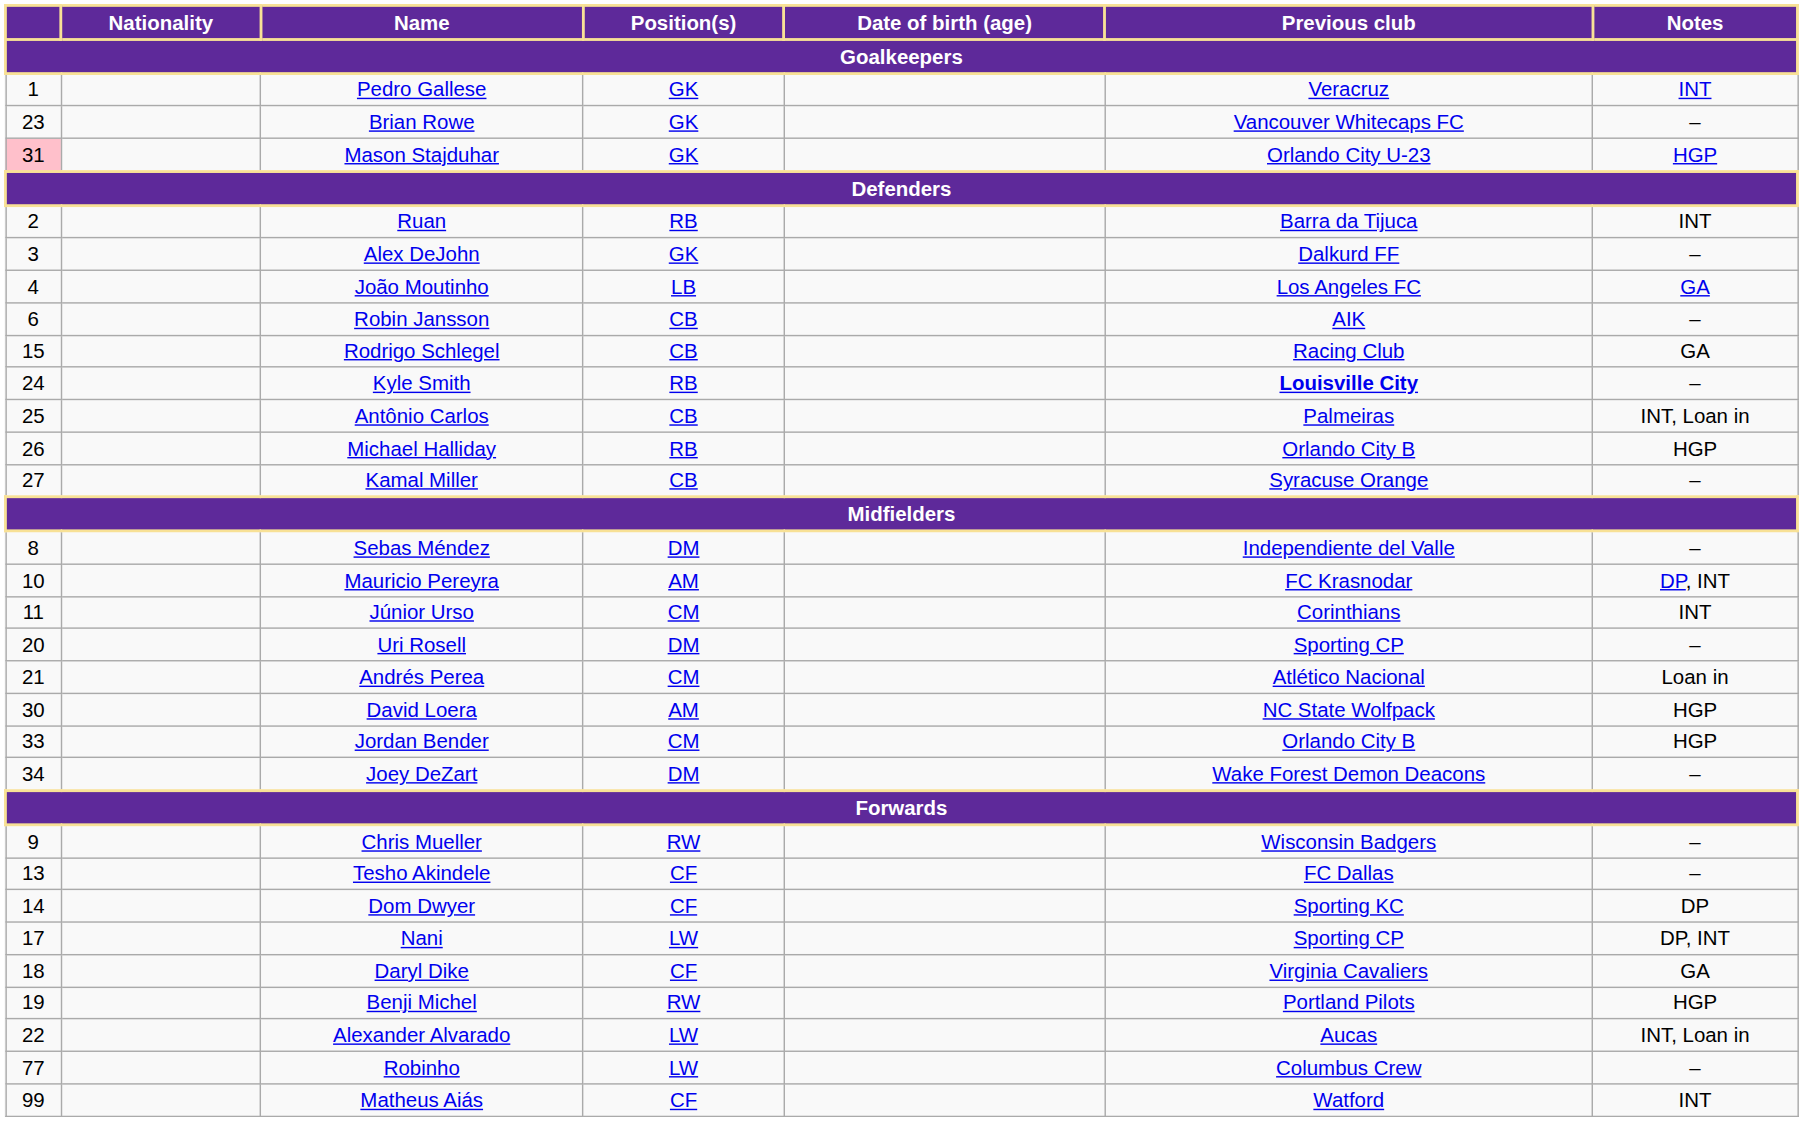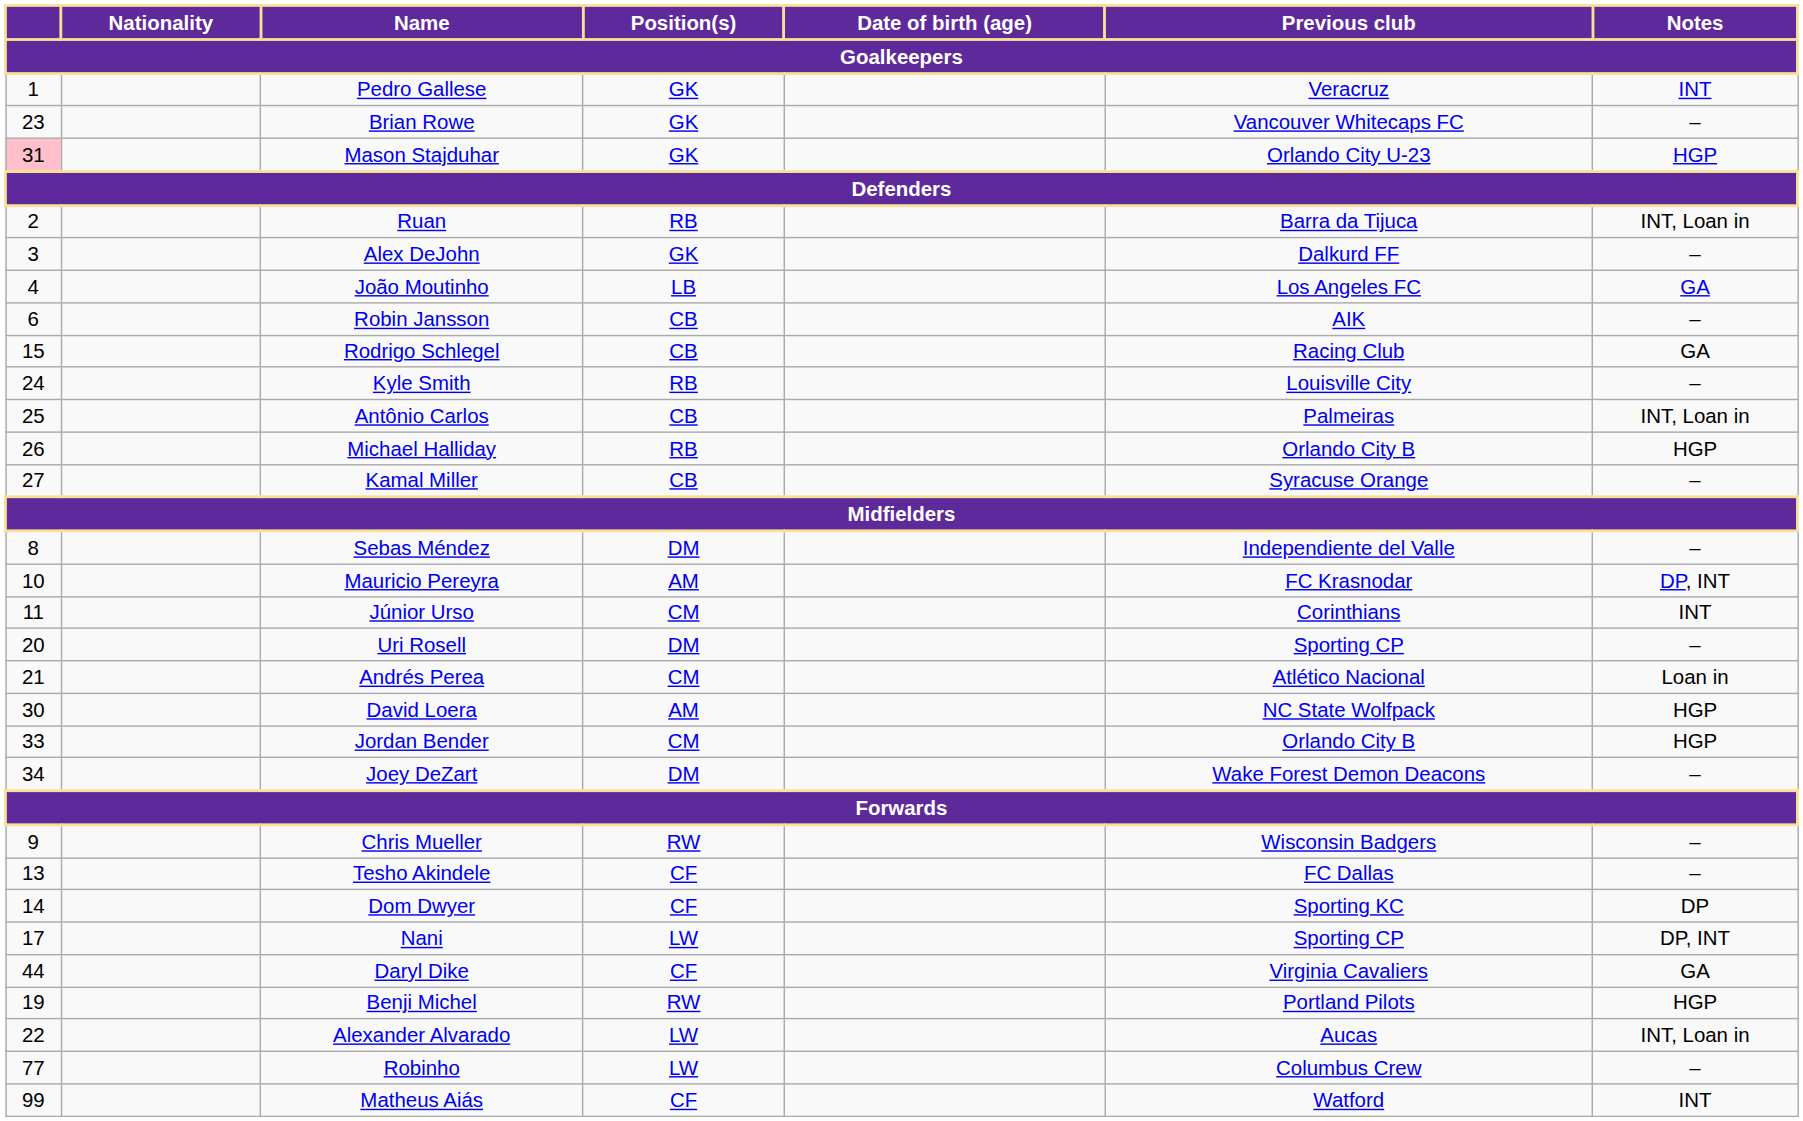(1695, 222) INT -> (1695, 222) INT, Loan in
(1349, 384) bold -> (1349, 384) normal
(33, 971) 18 -> (33, 971) 44
